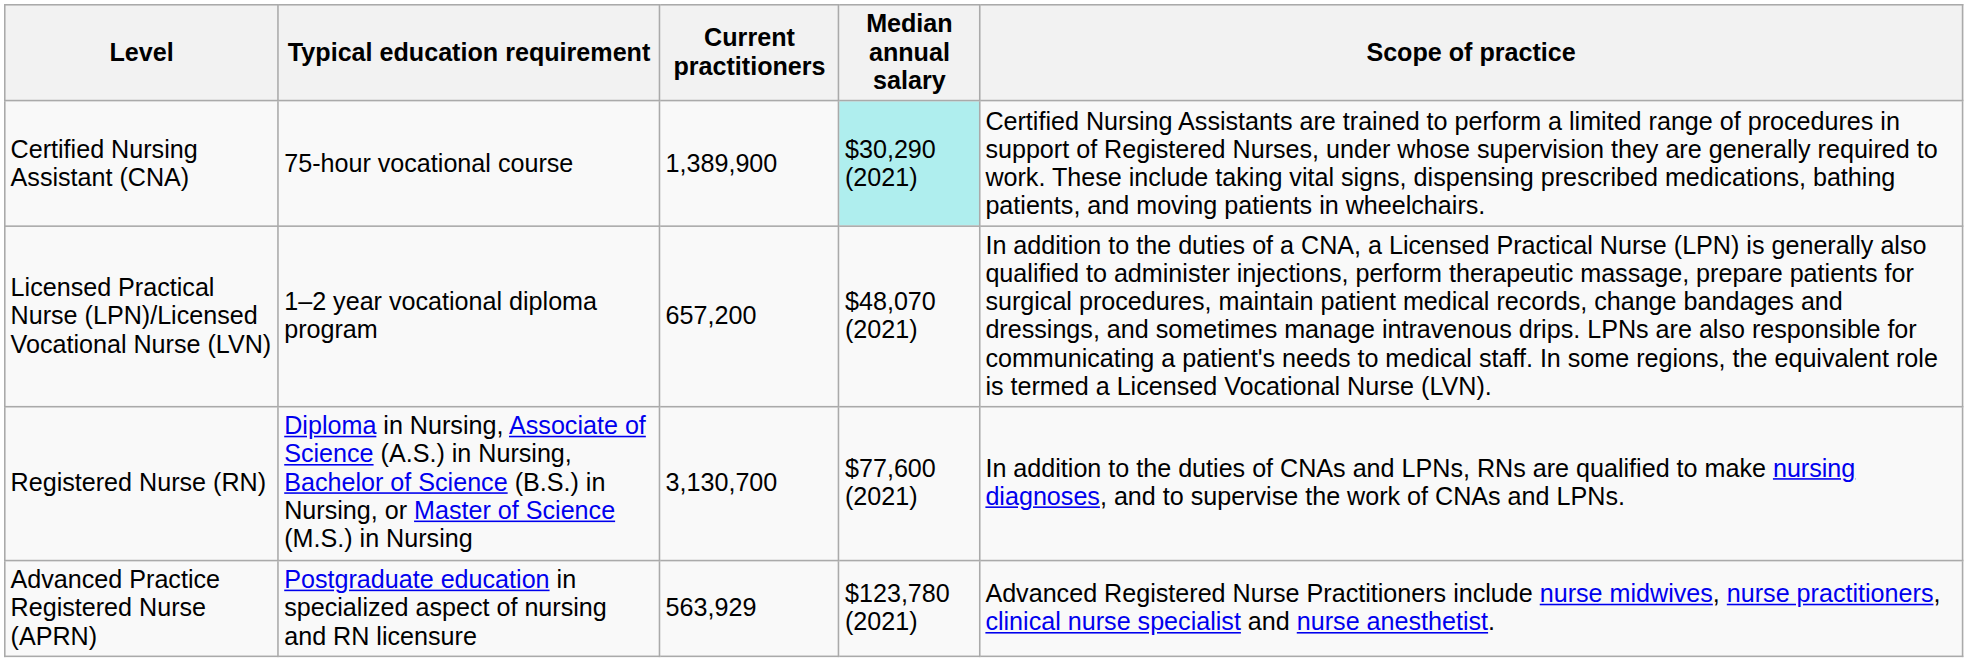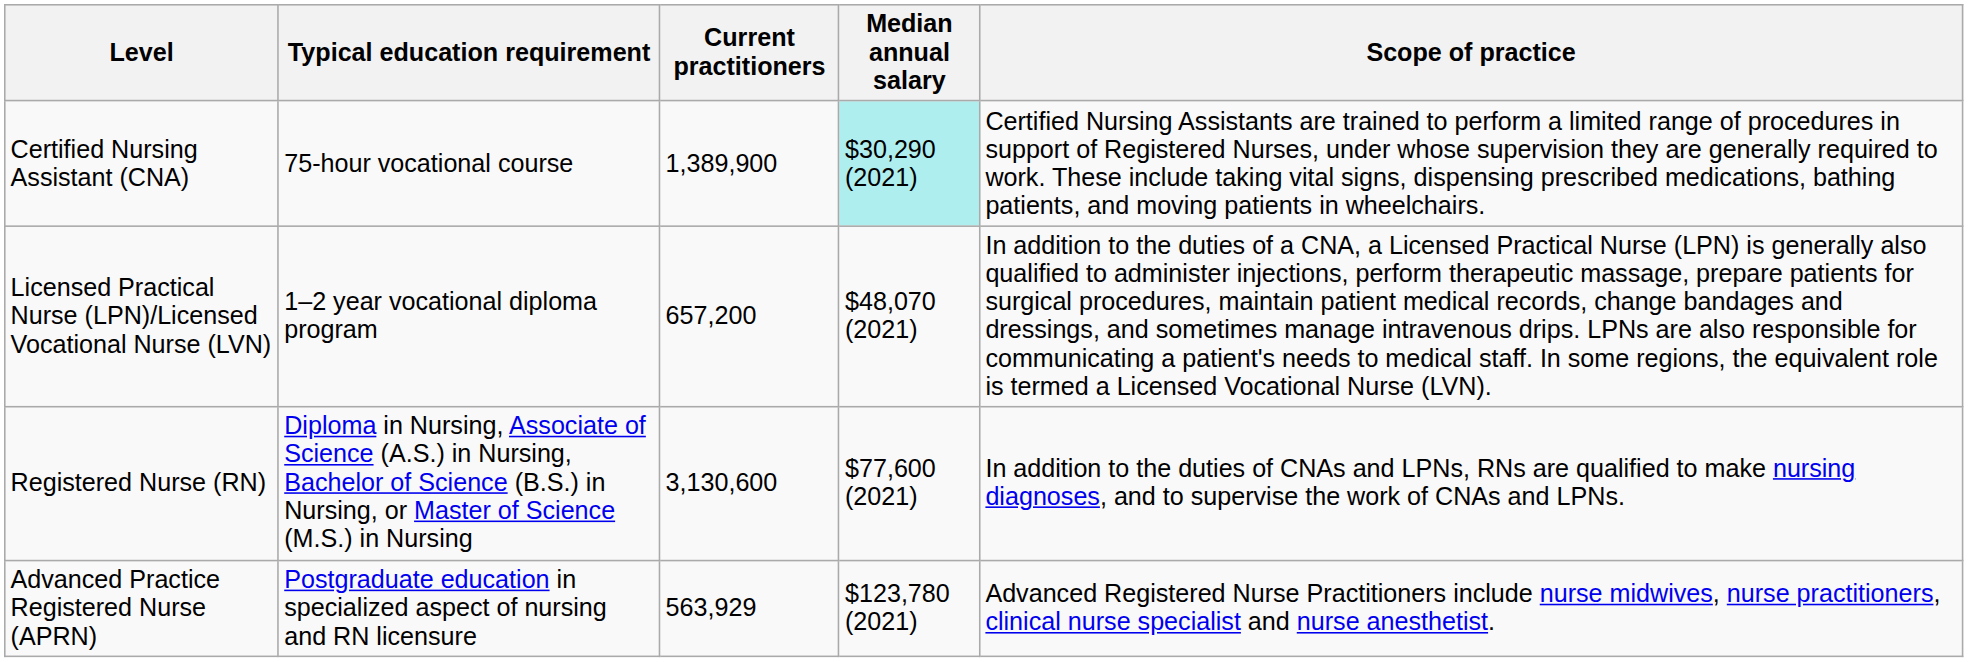(721, 483) 3,130,700 -> (721, 483) 3,130,600
